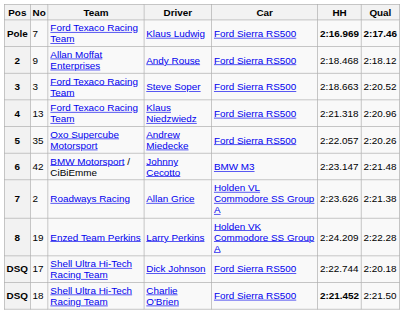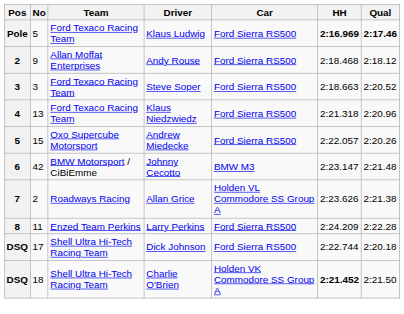(35, 33) 7 -> (35, 33) 5
(38, 140) 35 -> (38, 140) 15
(38, 237) 19 -> (38, 226) 11
(264, 237) Holden VK Commodore SS Group A -> (255, 226) Ford Sierra RS500
(255, 296) Ford Sierra RS500 -> (264, 279) Holden VK Commodore SS Group A
